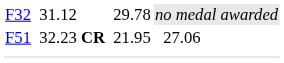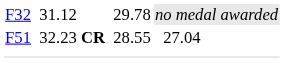(132, 37) 21.95 -> (132, 37) 28.55
(182, 37) 27.06 -> (182, 37) 27.04
